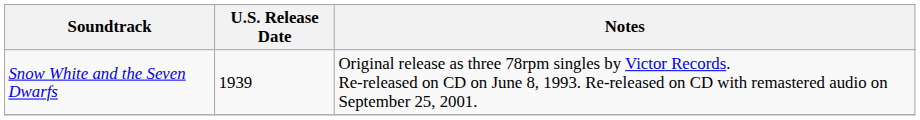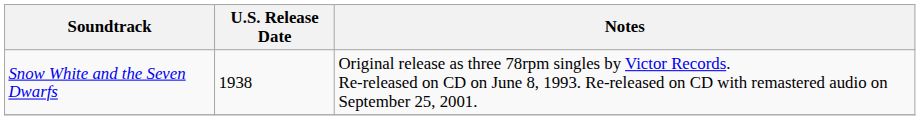(235, 82) 1939 -> (235, 82) 1938
